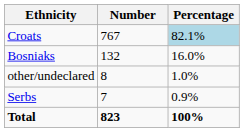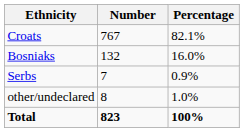(188, 35) lightblue background -> (188, 35) no background
rows swapped: (22, 96) <-> (51, 76)
